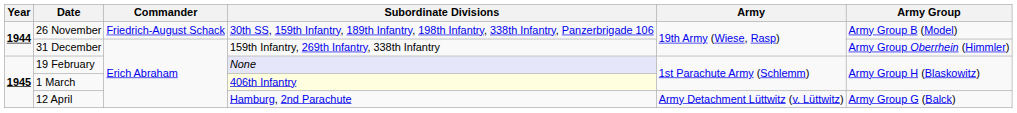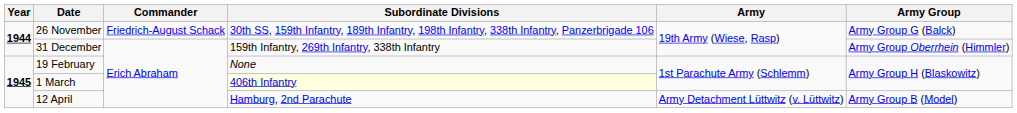(903, 30) Army Group B (Model) -> (902, 30) Army Group G (Balck)
(243, 64) lavender background -> (243, 64) no background
(902, 99) Army Group G (Balck) -> (903, 99) Army Group B (Model)
